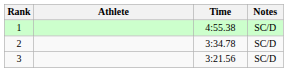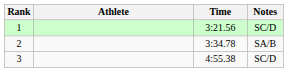(220, 28) 4:55.38 -> (220, 28) 3:21.56
(265, 43) SC/D -> (265, 43) SA/B
(220, 59) 3:21.56 -> (220, 59) 4:55.38
